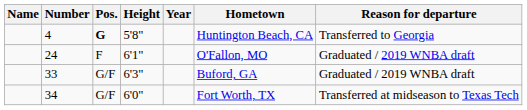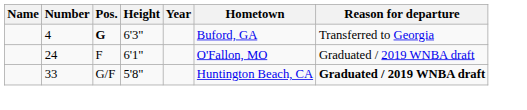(133, 34) 5'8" -> (133, 34) 6'3"
(255, 34) Huntington Beach, CA -> (227, 34) Buford, GA
(133, 74) 6'3" -> (133, 74) 5'8"
(227, 74) Buford, GA -> (255, 74) Huntington Beach, CA
(397, 74) normal -> (402, 74) bold
- row: (51, 94)
